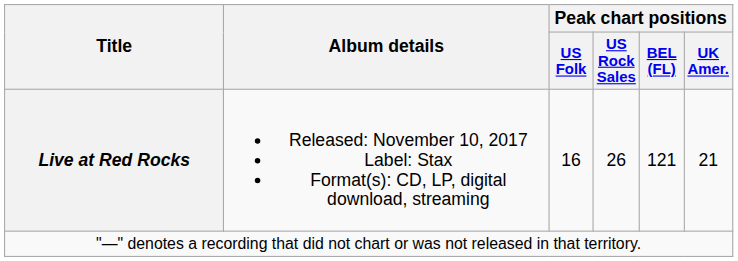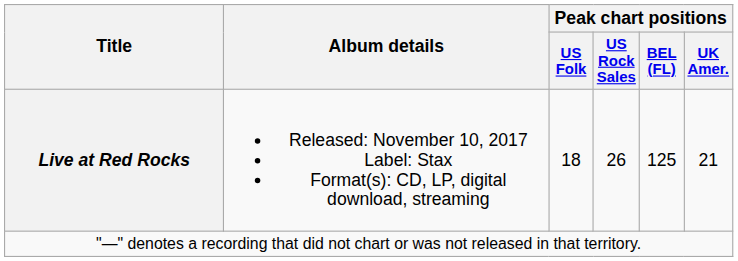(571, 160) 16 -> (571, 160) 18
(662, 160) 121 -> (662, 160) 125
